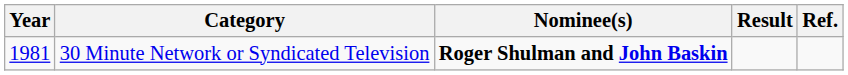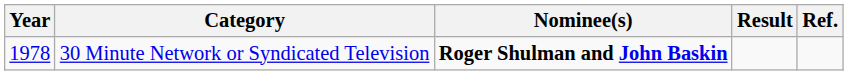(30, 53) 1981 -> (30, 53) 1978
